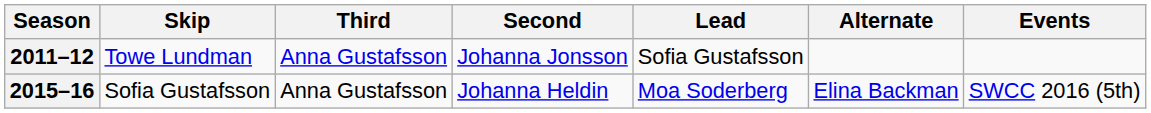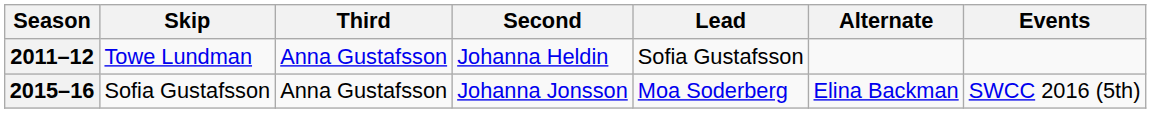(542, 56) Johanna Jonsson -> (533, 56) Johanna Heldin
(533, 90) Johanna Heldin -> (542, 90) Johanna Jonsson
